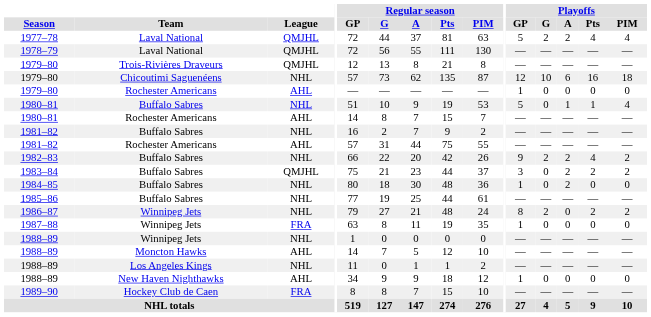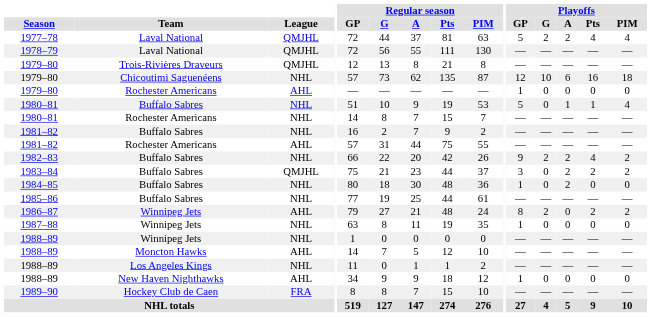(301, 118) AHL -> (301, 118) NHL
(301, 211) NHL -> (301, 211) AHL
(301, 225) FRA -> (301, 225) NHL
